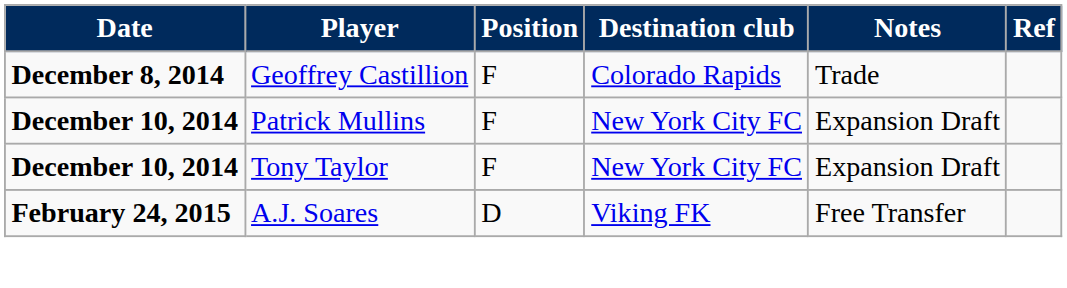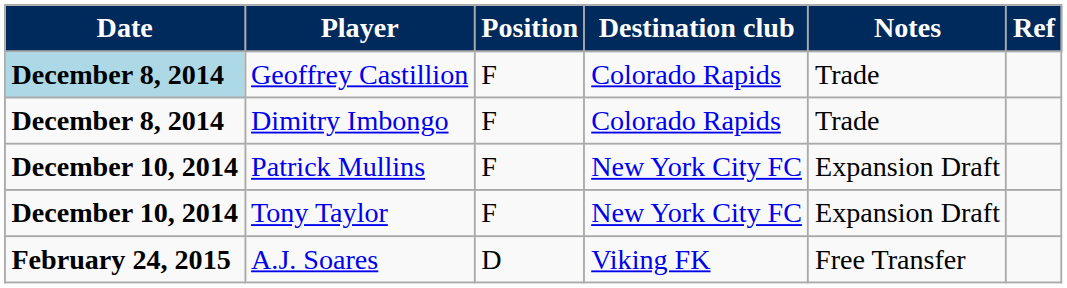(118, 74) no background -> (118, 74) lightblue background
+ row: (350, 120)
